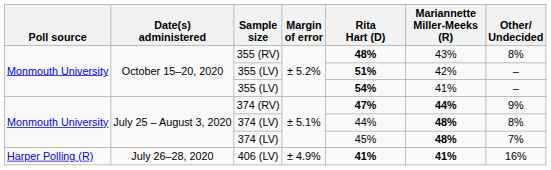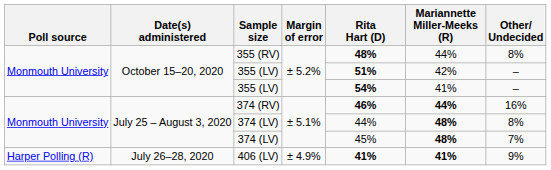(446, 54) 43% -> (446, 54) 44%
(366, 106) 47% -> (366, 106) 46%
(516, 106) 9% -> (516, 106) 16%
(516, 157) 16% -> (516, 157) 9%
